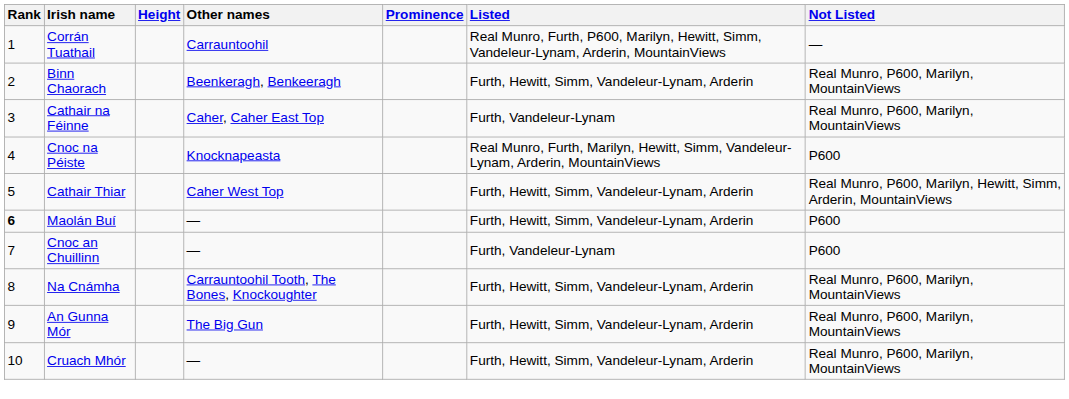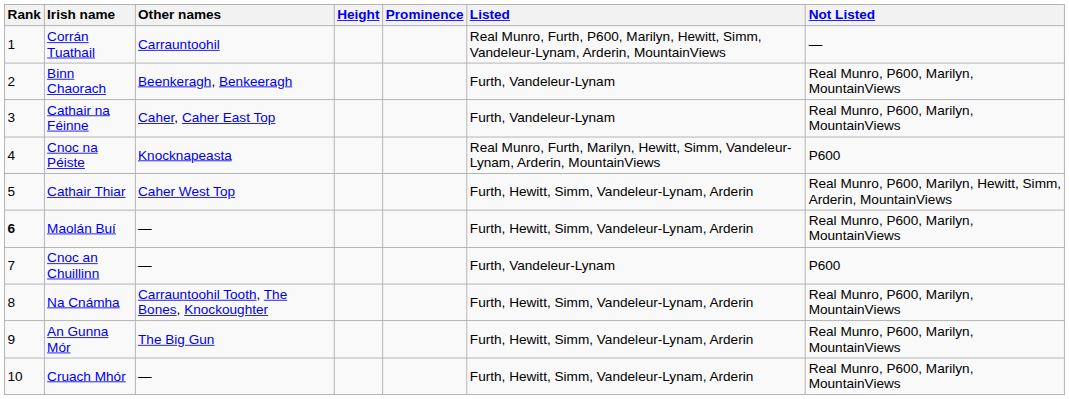columns swapped: (228, 15) <-> (159, 15)
(612, 81) Furth, Hewitt, Simm, Vandeleur-Lynam, Arderin -> (542, 81) Furth, Vandeleur-Lynam
(825, 221) P600 -> (891, 228) Real Munro, P600, Marilyn, MountainViews
